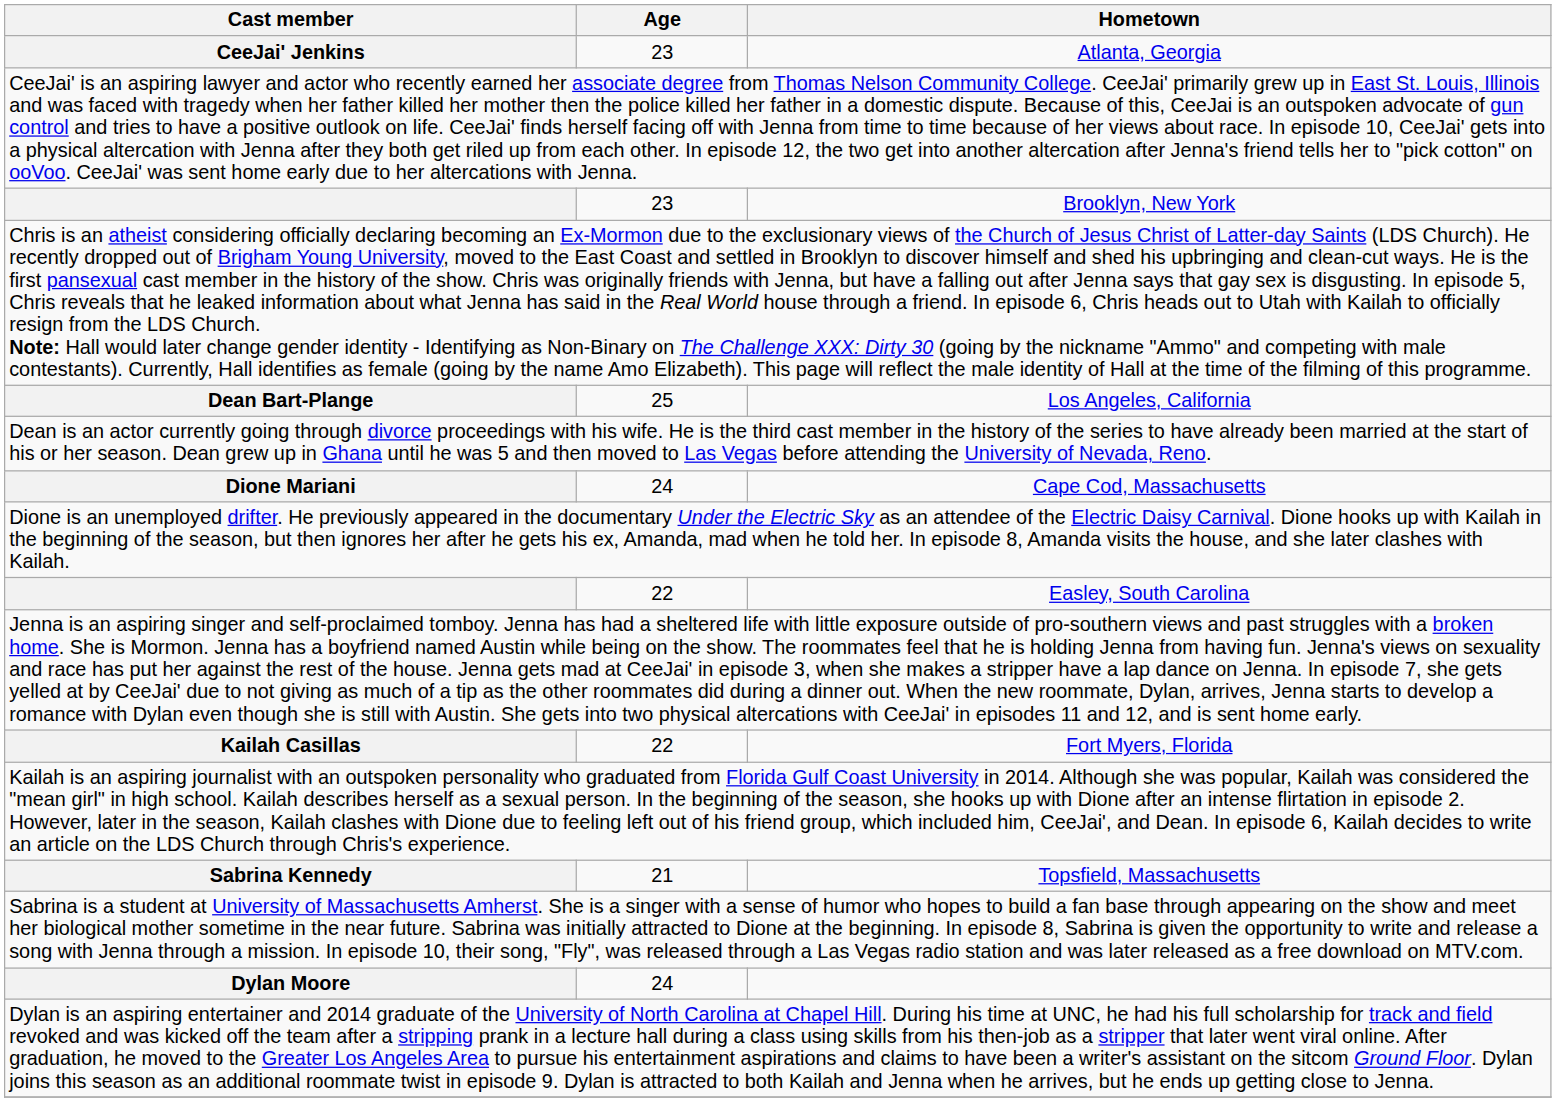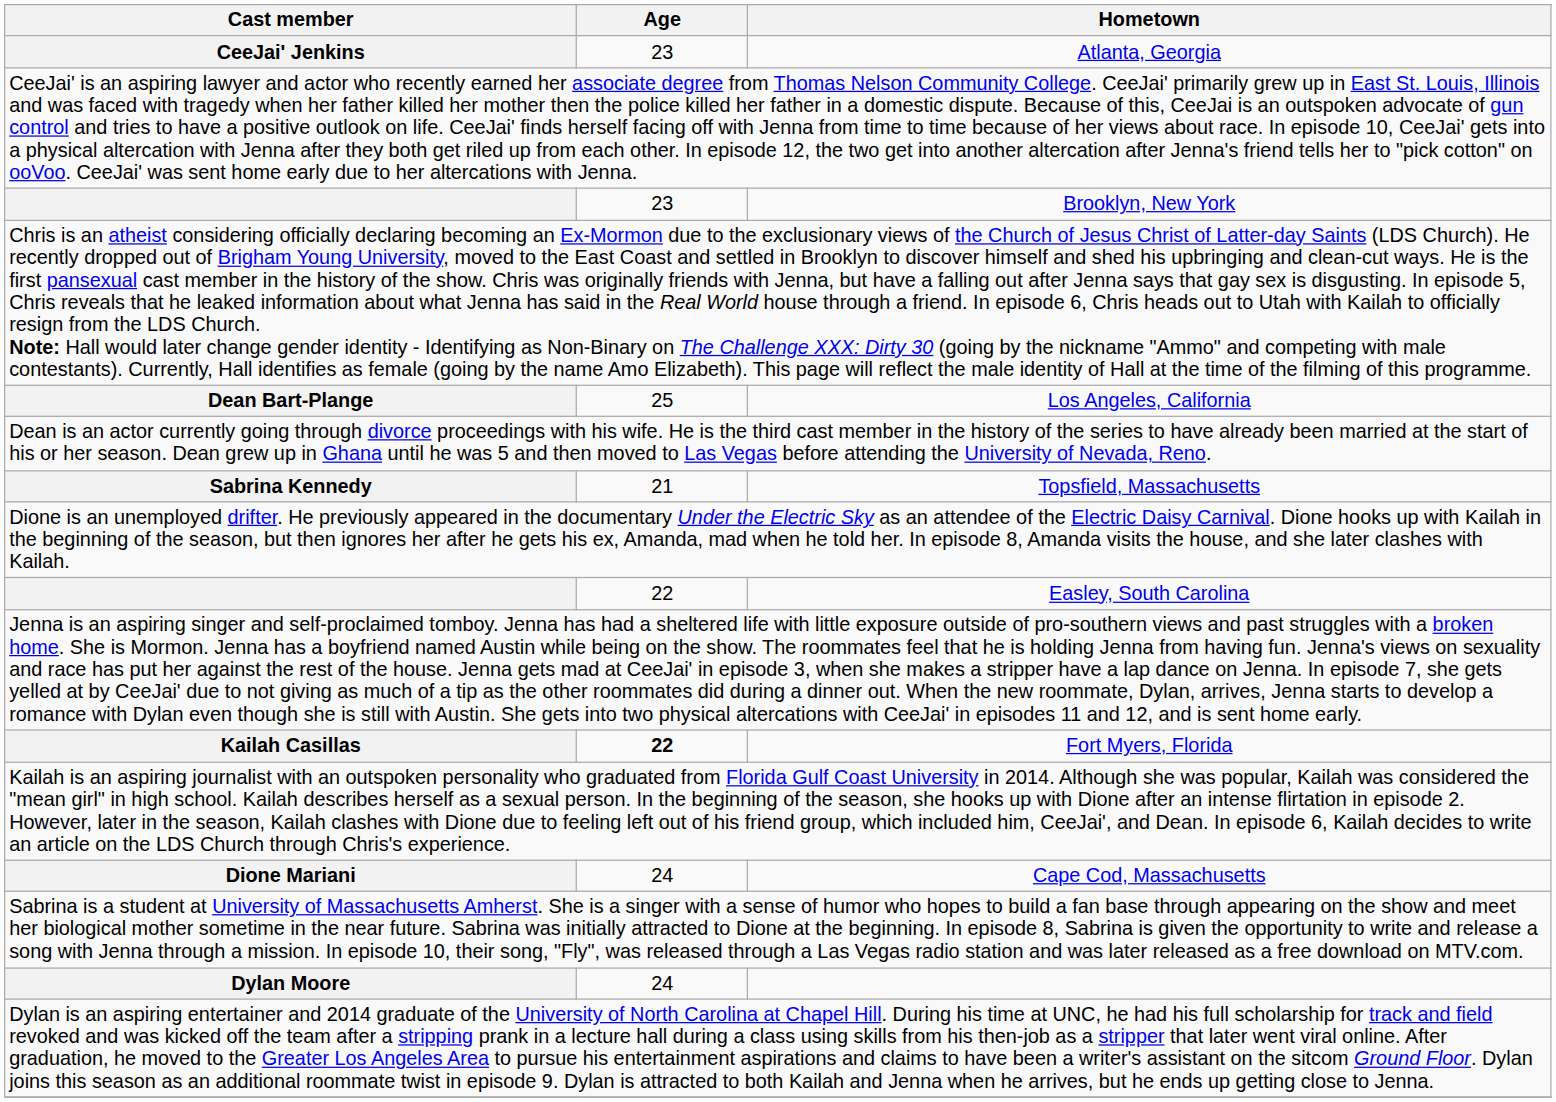rows swapped: (291, 486) <-> (291, 875)
(662, 745) normal -> (662, 745) bold
